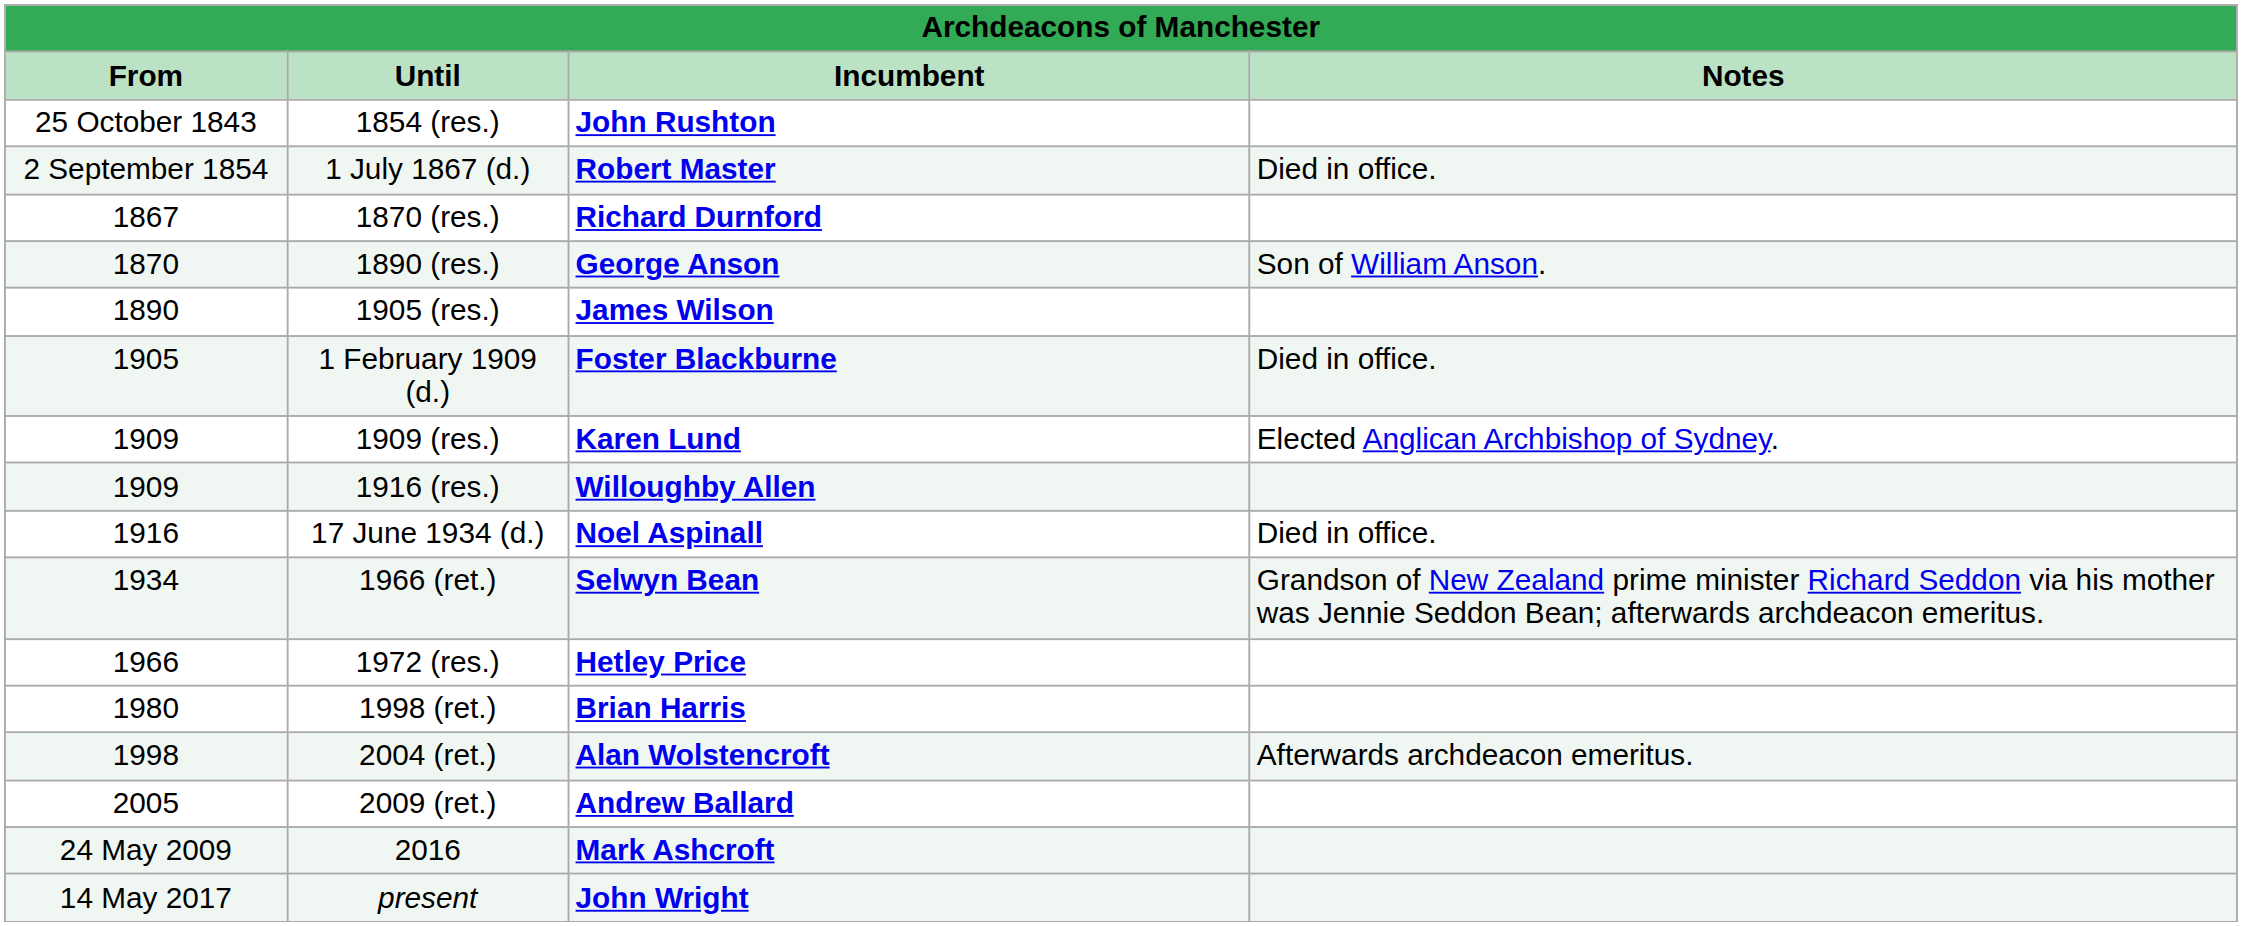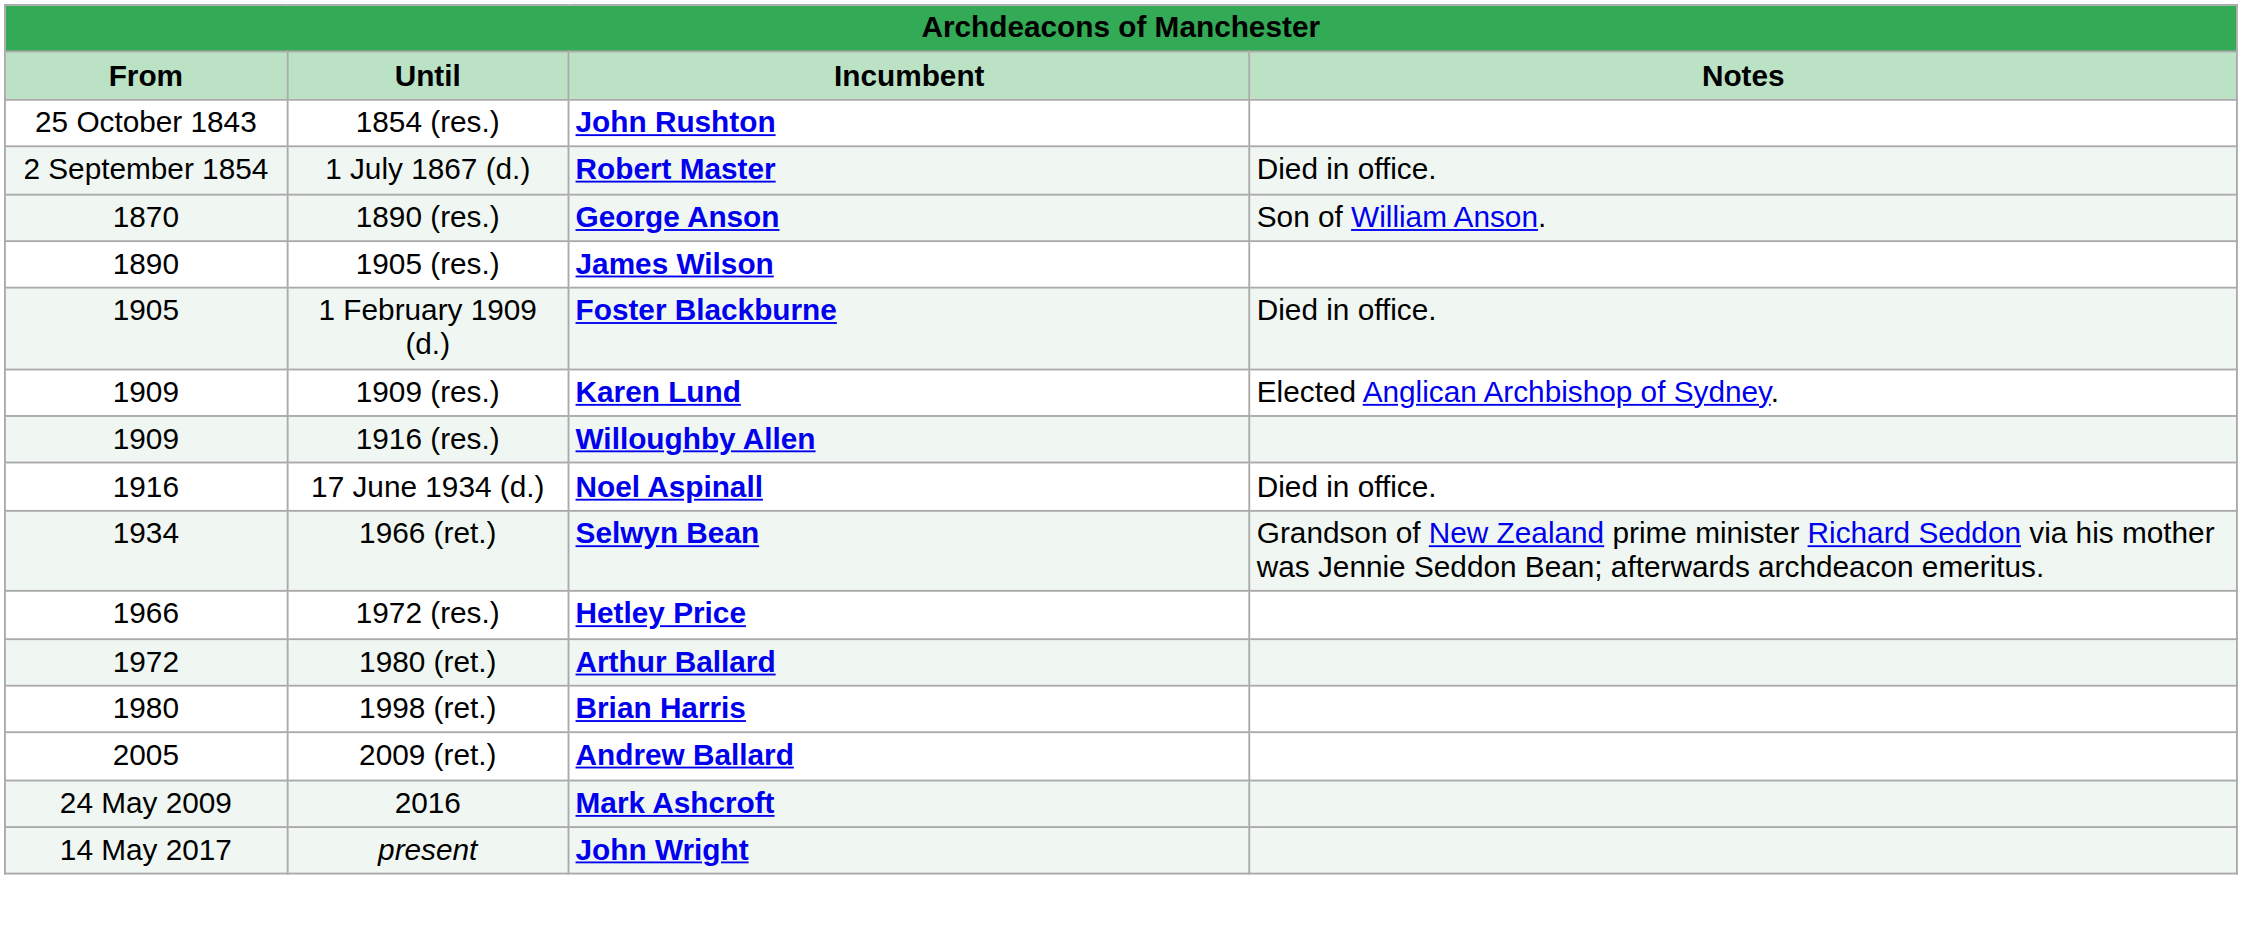- row: (428, 216)
+ row: (428, 661)
- row: (428, 755)
